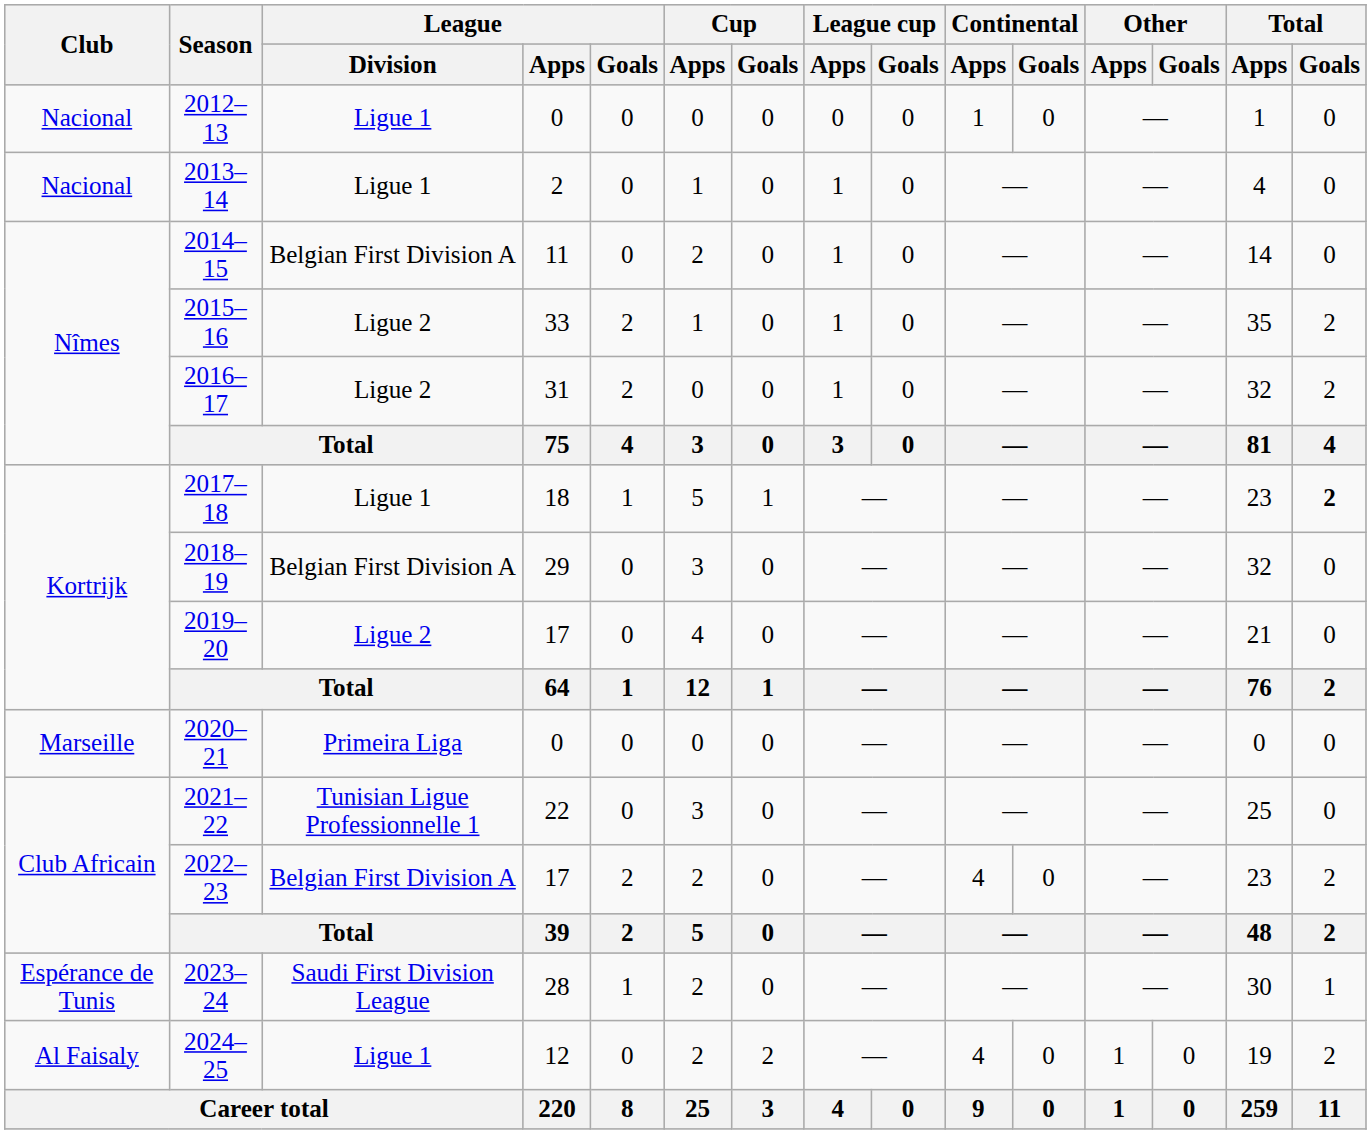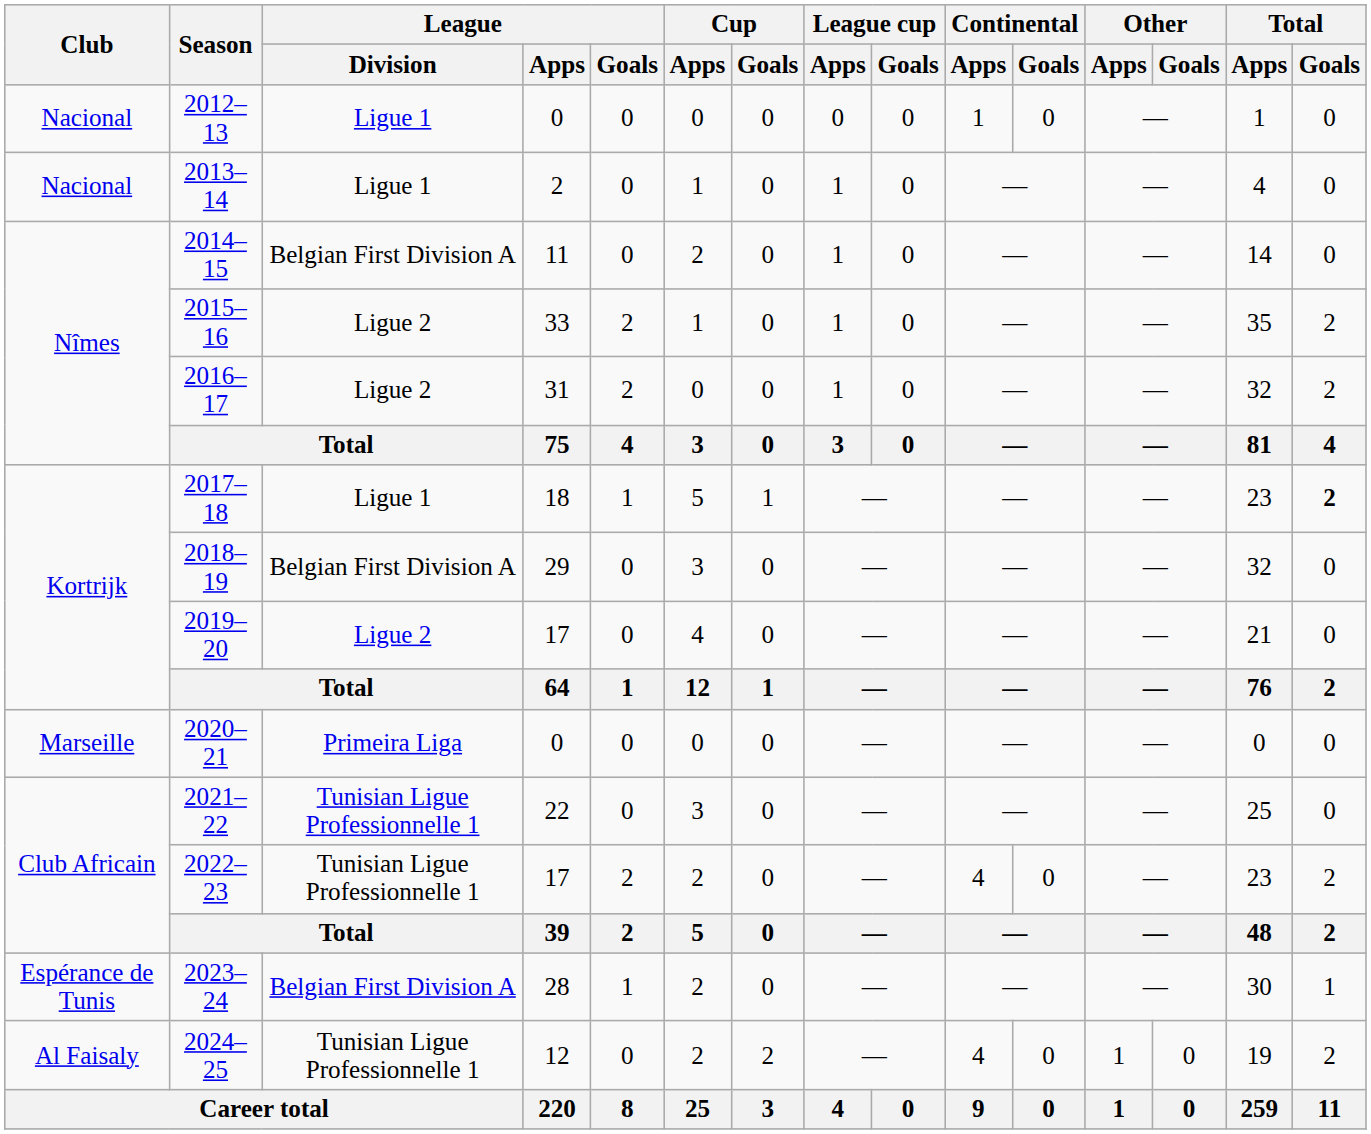(393, 878) Belgian First Division A -> (393, 878) Tunisian Ligue Professionnelle 1
(393, 986) Saudi First Division League -> (393, 986) Belgian First Division A
(393, 1054) Ligue 1 -> (393, 1054) Tunisian Ligue Professionnelle 1
